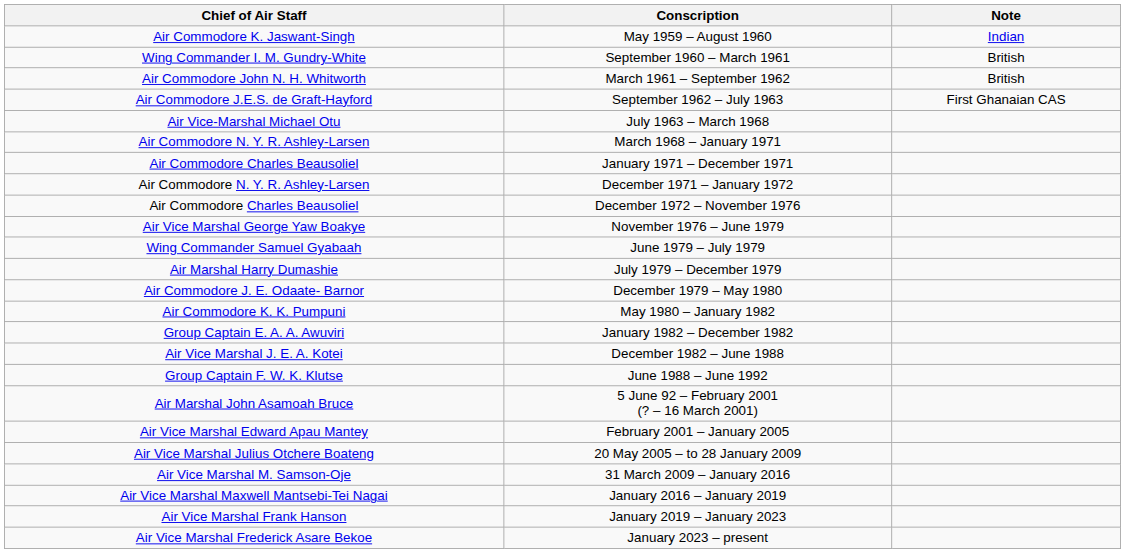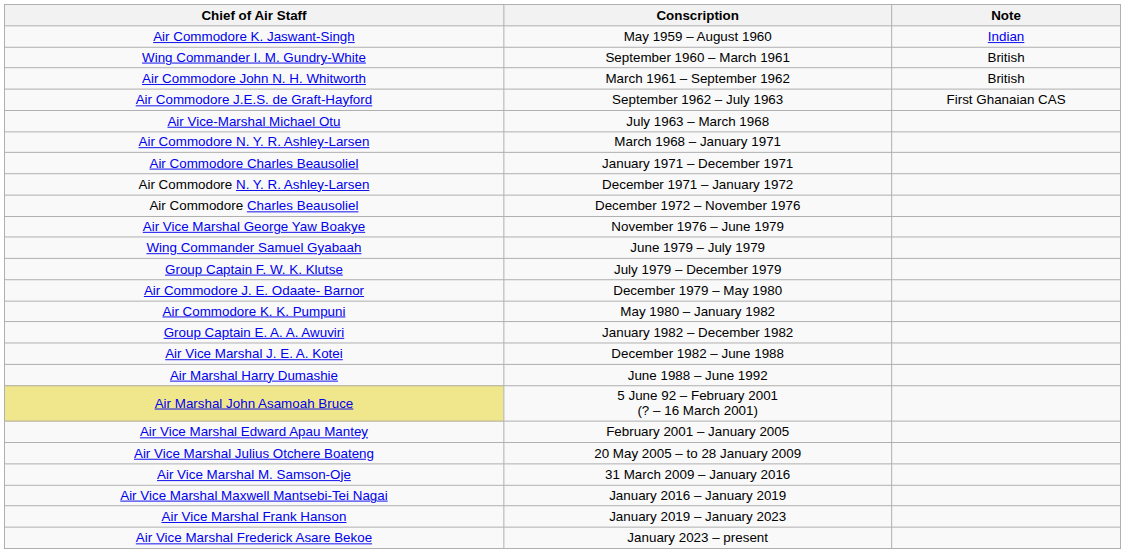(254, 269) Air Marshal Harry Dumashie -> (254, 269) Group Captain F. W. K. Klutse
(254, 375) Group Captain F. W. K. Klutse -> (254, 375) Air Marshal Harry Dumashie
(254, 404) no background -> (254, 404) khaki background
